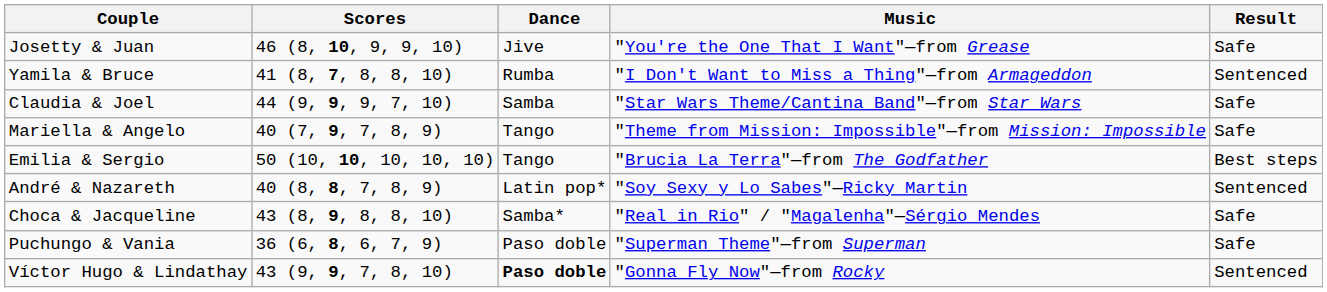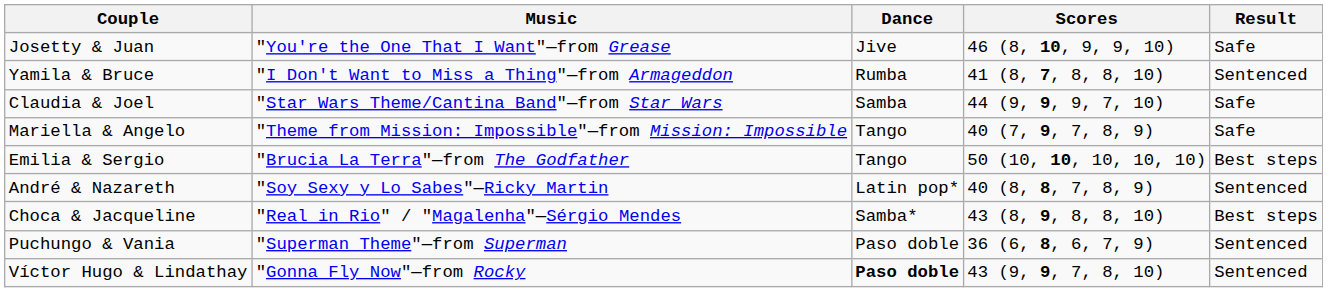columns swapped: (375, 19) <-> (910, 19)
(1235, 216) Safe -> (1266, 216) Best steps
(1235, 244) Safe -> (1261, 244) Sentenced
